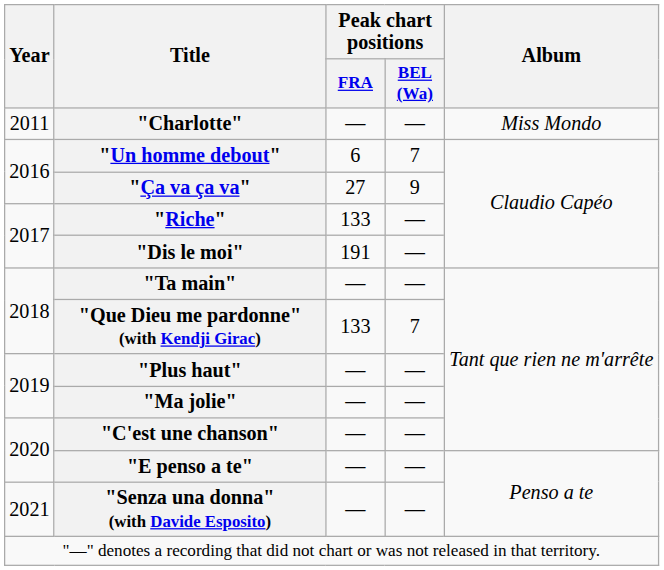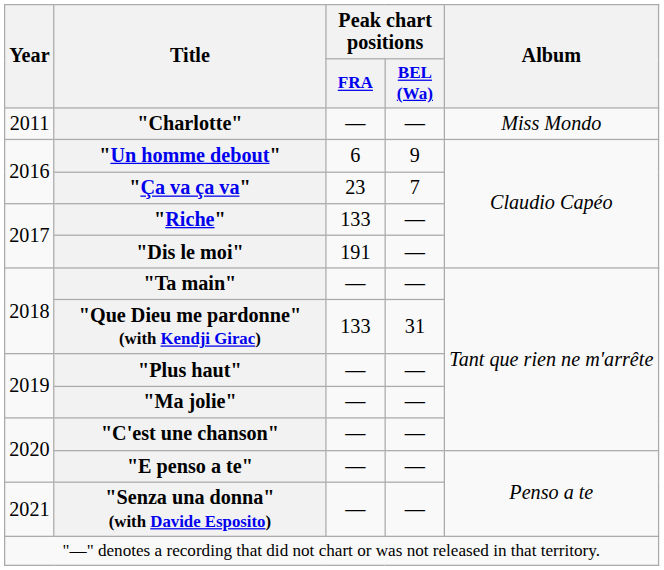(415, 155) 7 -> (415, 155) 9
(355, 187) 27 -> (355, 187) 23
(415, 187) 9 -> (415, 187) 7
(415, 326) 7 -> (415, 326) 31
